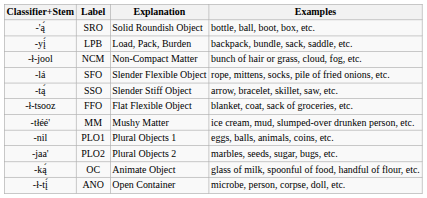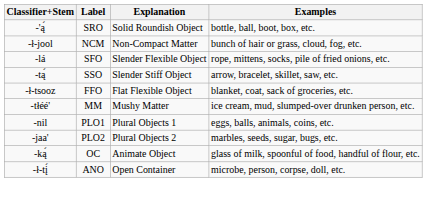- row: (40, 43)
